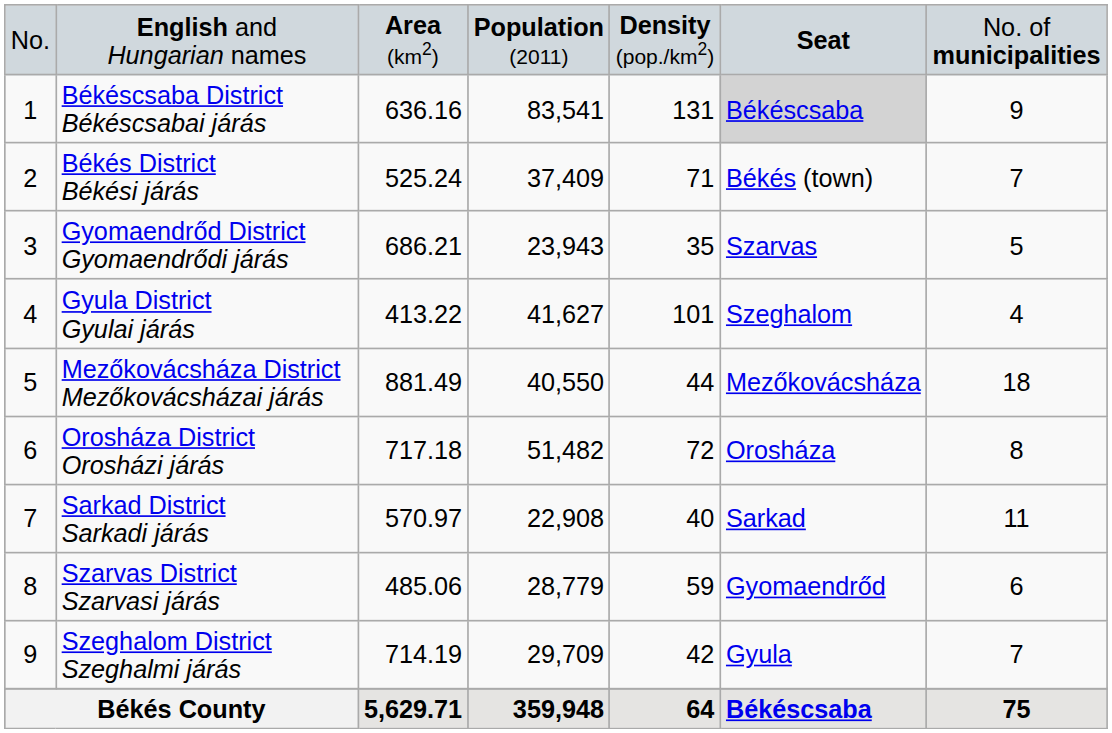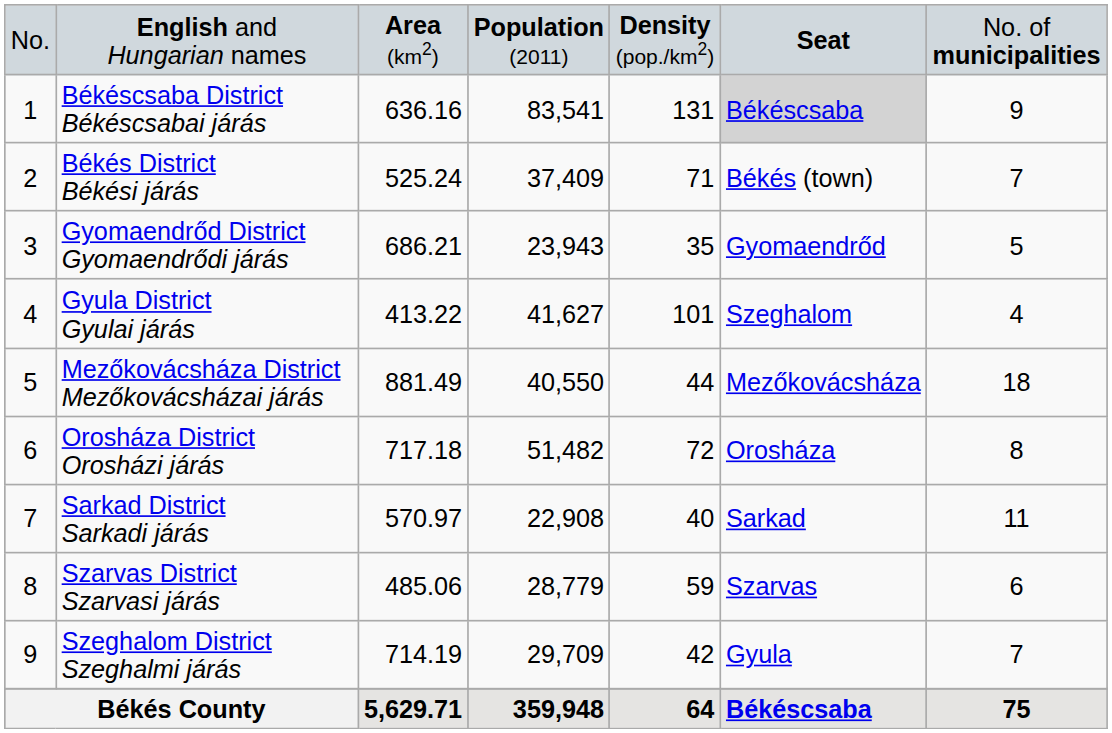(772, 246) Szarvas -> (806, 246) Gyomaendrőd
(806, 586) Gyomaendrőd -> (772, 586) Szarvas
